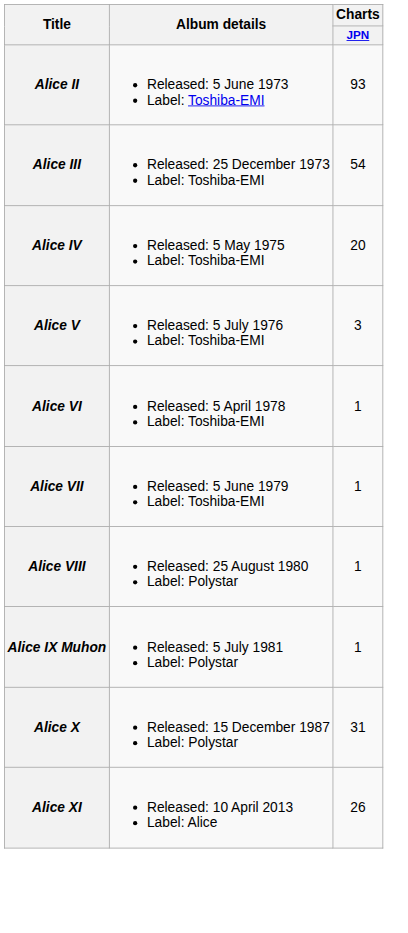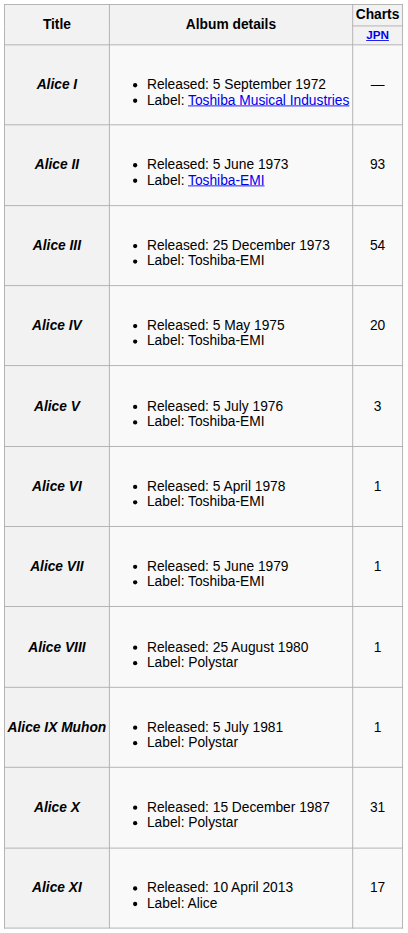+ row: (57, 84)
(358, 807) 26 -> (378, 887) 17
